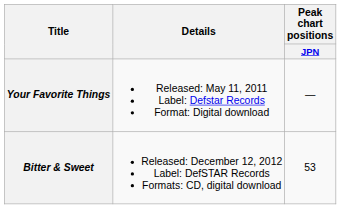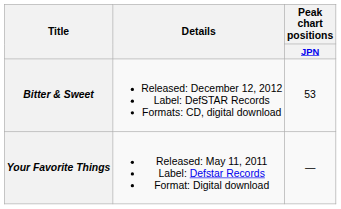rows swapped: (59, 95) <-> (59, 167)
